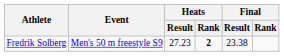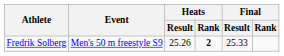(180, 44) 27.23 -> (180, 44) 25.26
(237, 44) 23.38 -> (237, 44) 25.33
